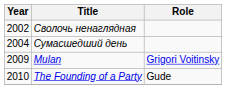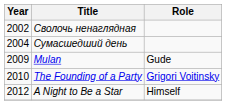(183, 60) Grigori Voitinsky -> (159, 60) Gude
(159, 76) Gude -> (183, 76) Grigori Voitinsky
+ row: (78, 92)
